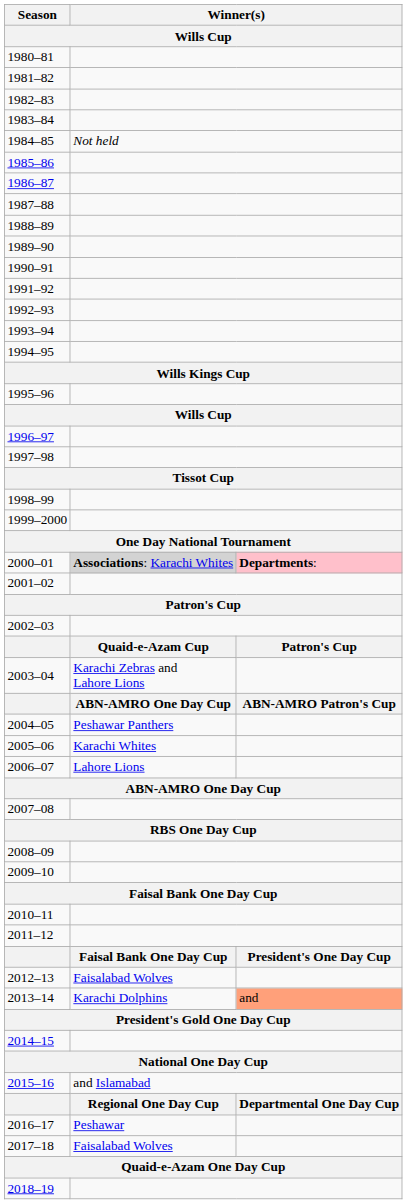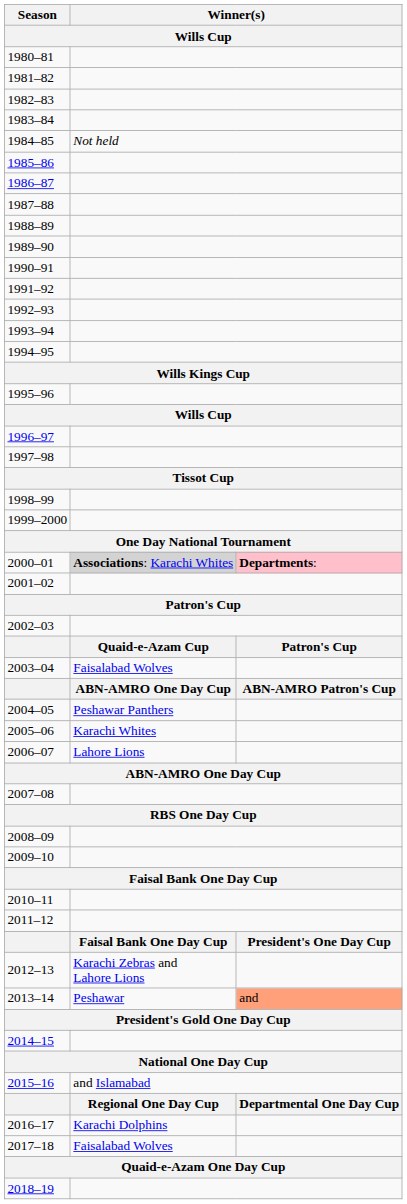(125, 675) Karachi Zebras and Lahore Lions -> (123, 667) Faisalabad Wolves
(123, 977) Faisalabad Wolves -> (125, 970) Karachi Zebras and Lahore Lions
(120, 998) Karachi Dolphins -> (99, 998) Peshawar
(99, 1125) Peshawar -> (120, 1125) Karachi Dolphins
